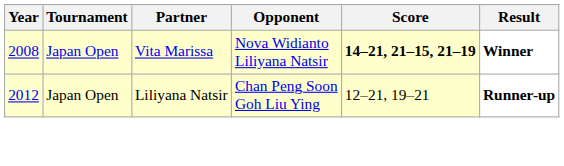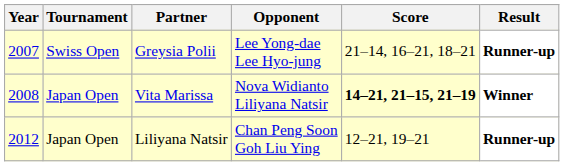+ row: (175, 52)
